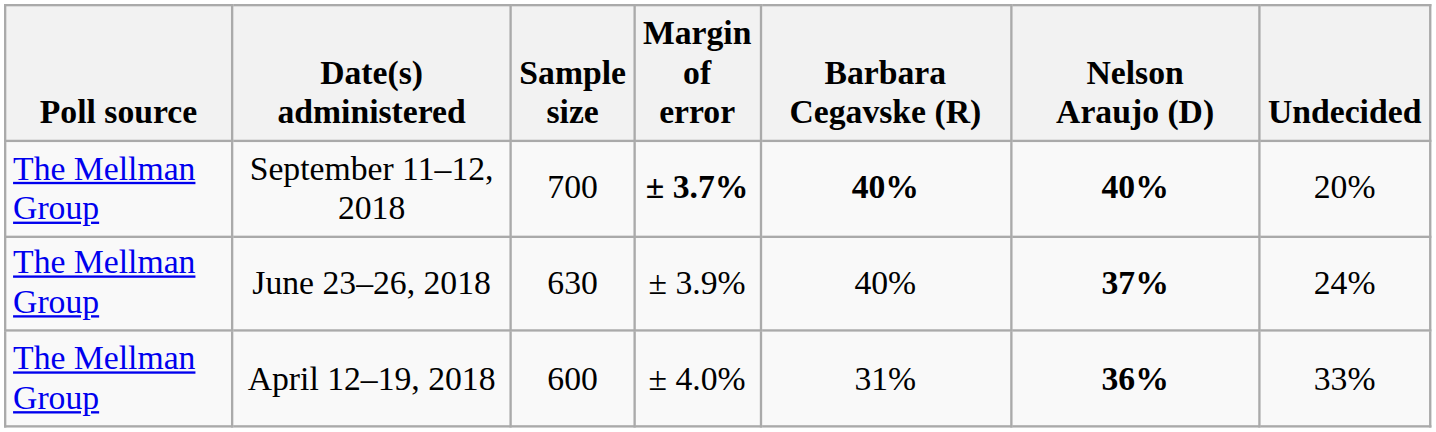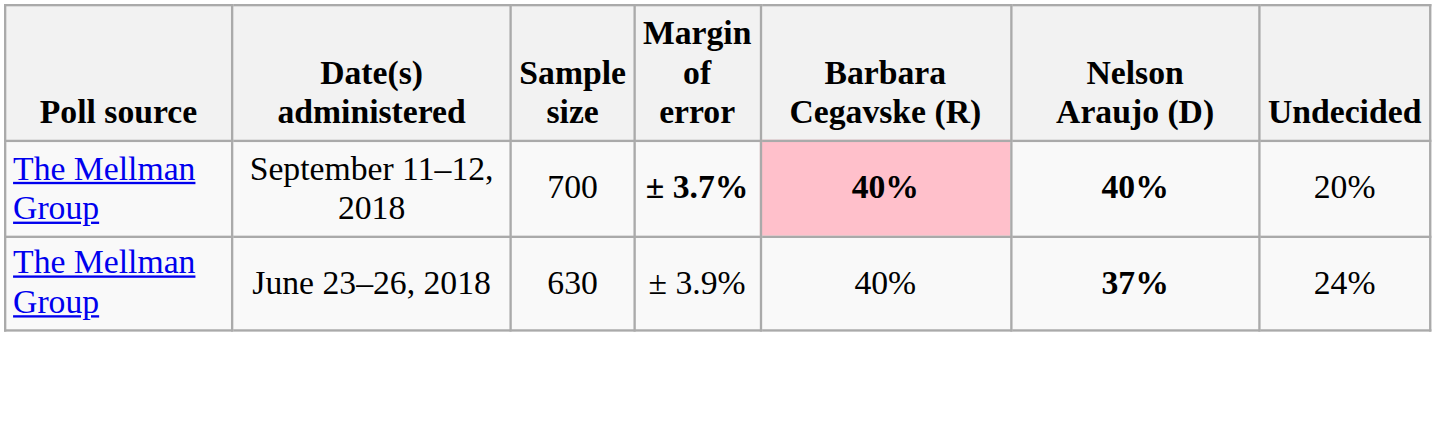(885, 187) no background -> (885, 187) pink background
- row: (372, 378)
